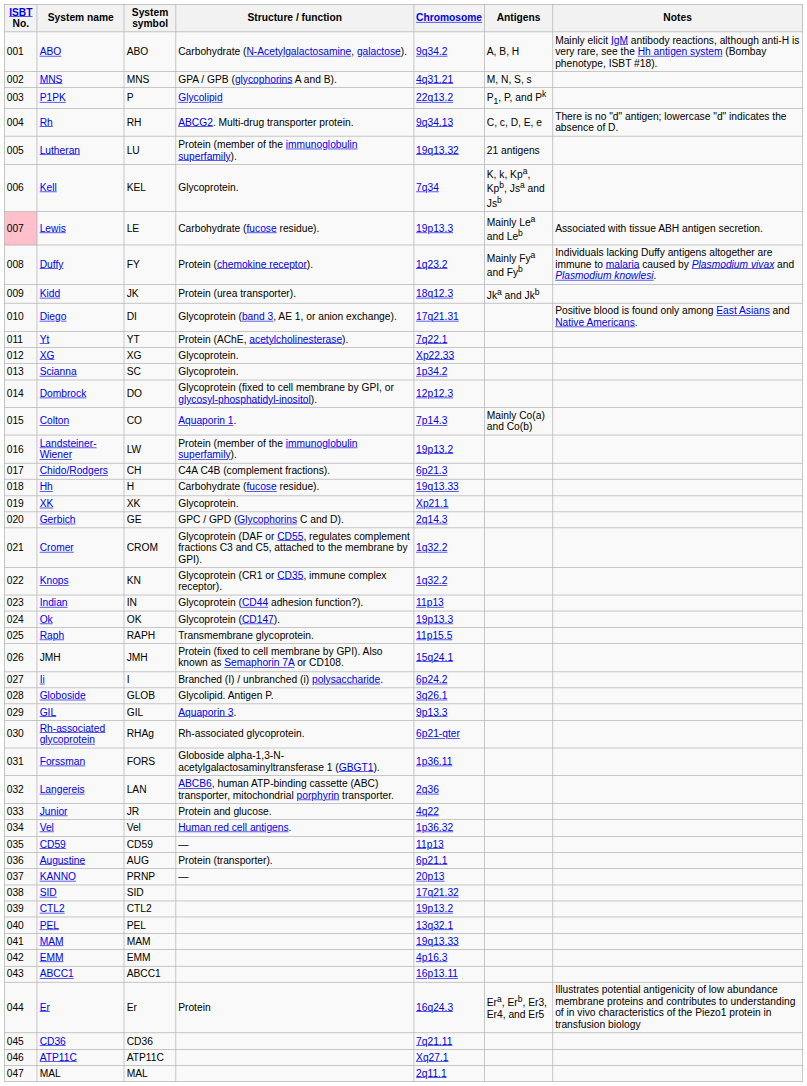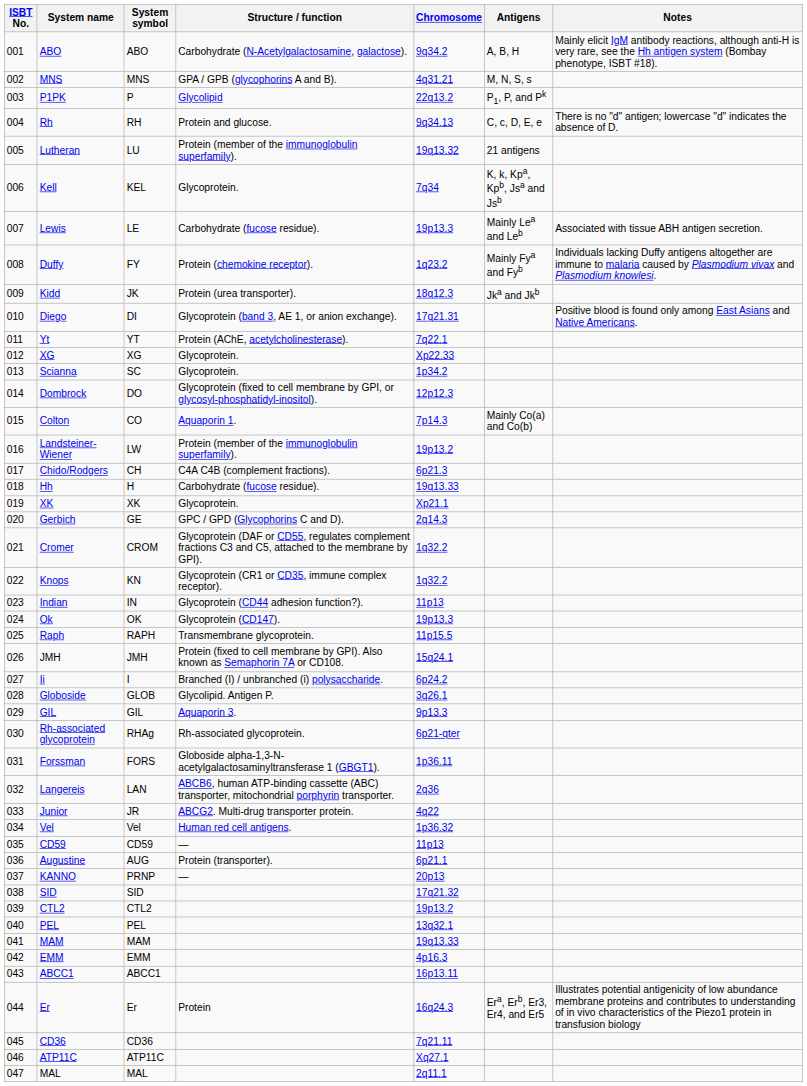(266, 122) ABCG2. Multi-drug transporter protein. -> (225, 122) Protein and glucose.
(15, 228) pink background -> (15, 228) no background
(225, 811) Protein and glucose. -> (266, 811) ABCG2. Multi-drug transporter protein.
